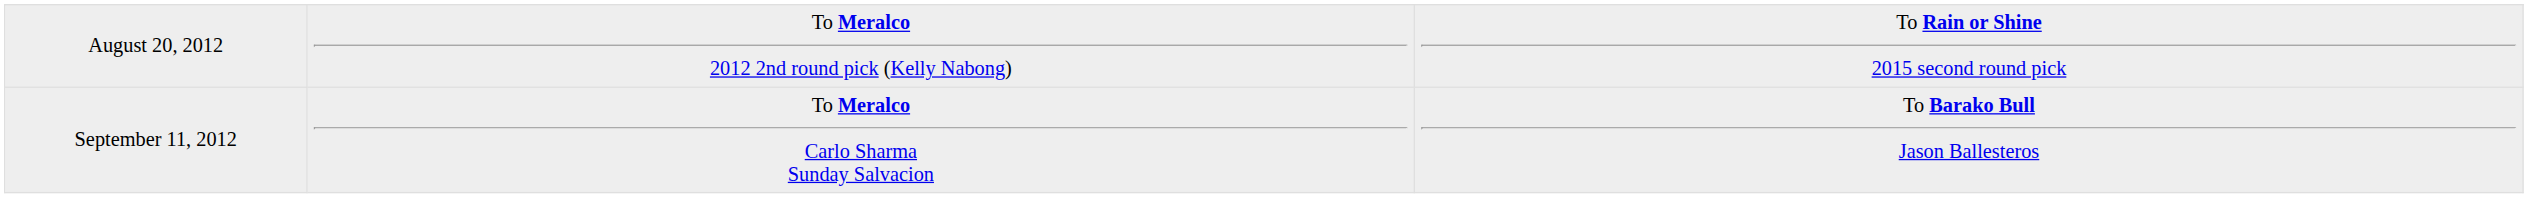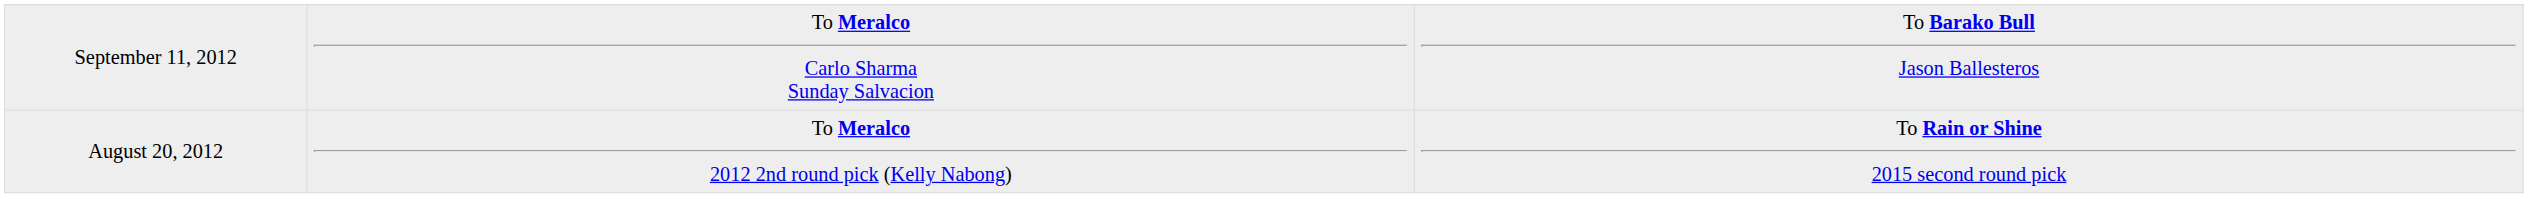rows swapped: (156, 45) <-> (156, 139)
